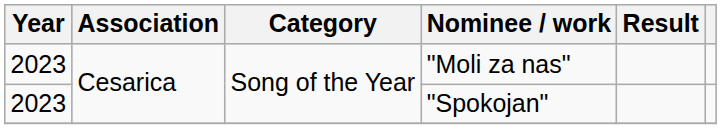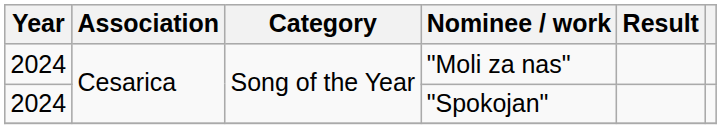(38, 63) 2023 -> (38, 63) 2024
(38, 103) 2023 -> (38, 103) 2024
